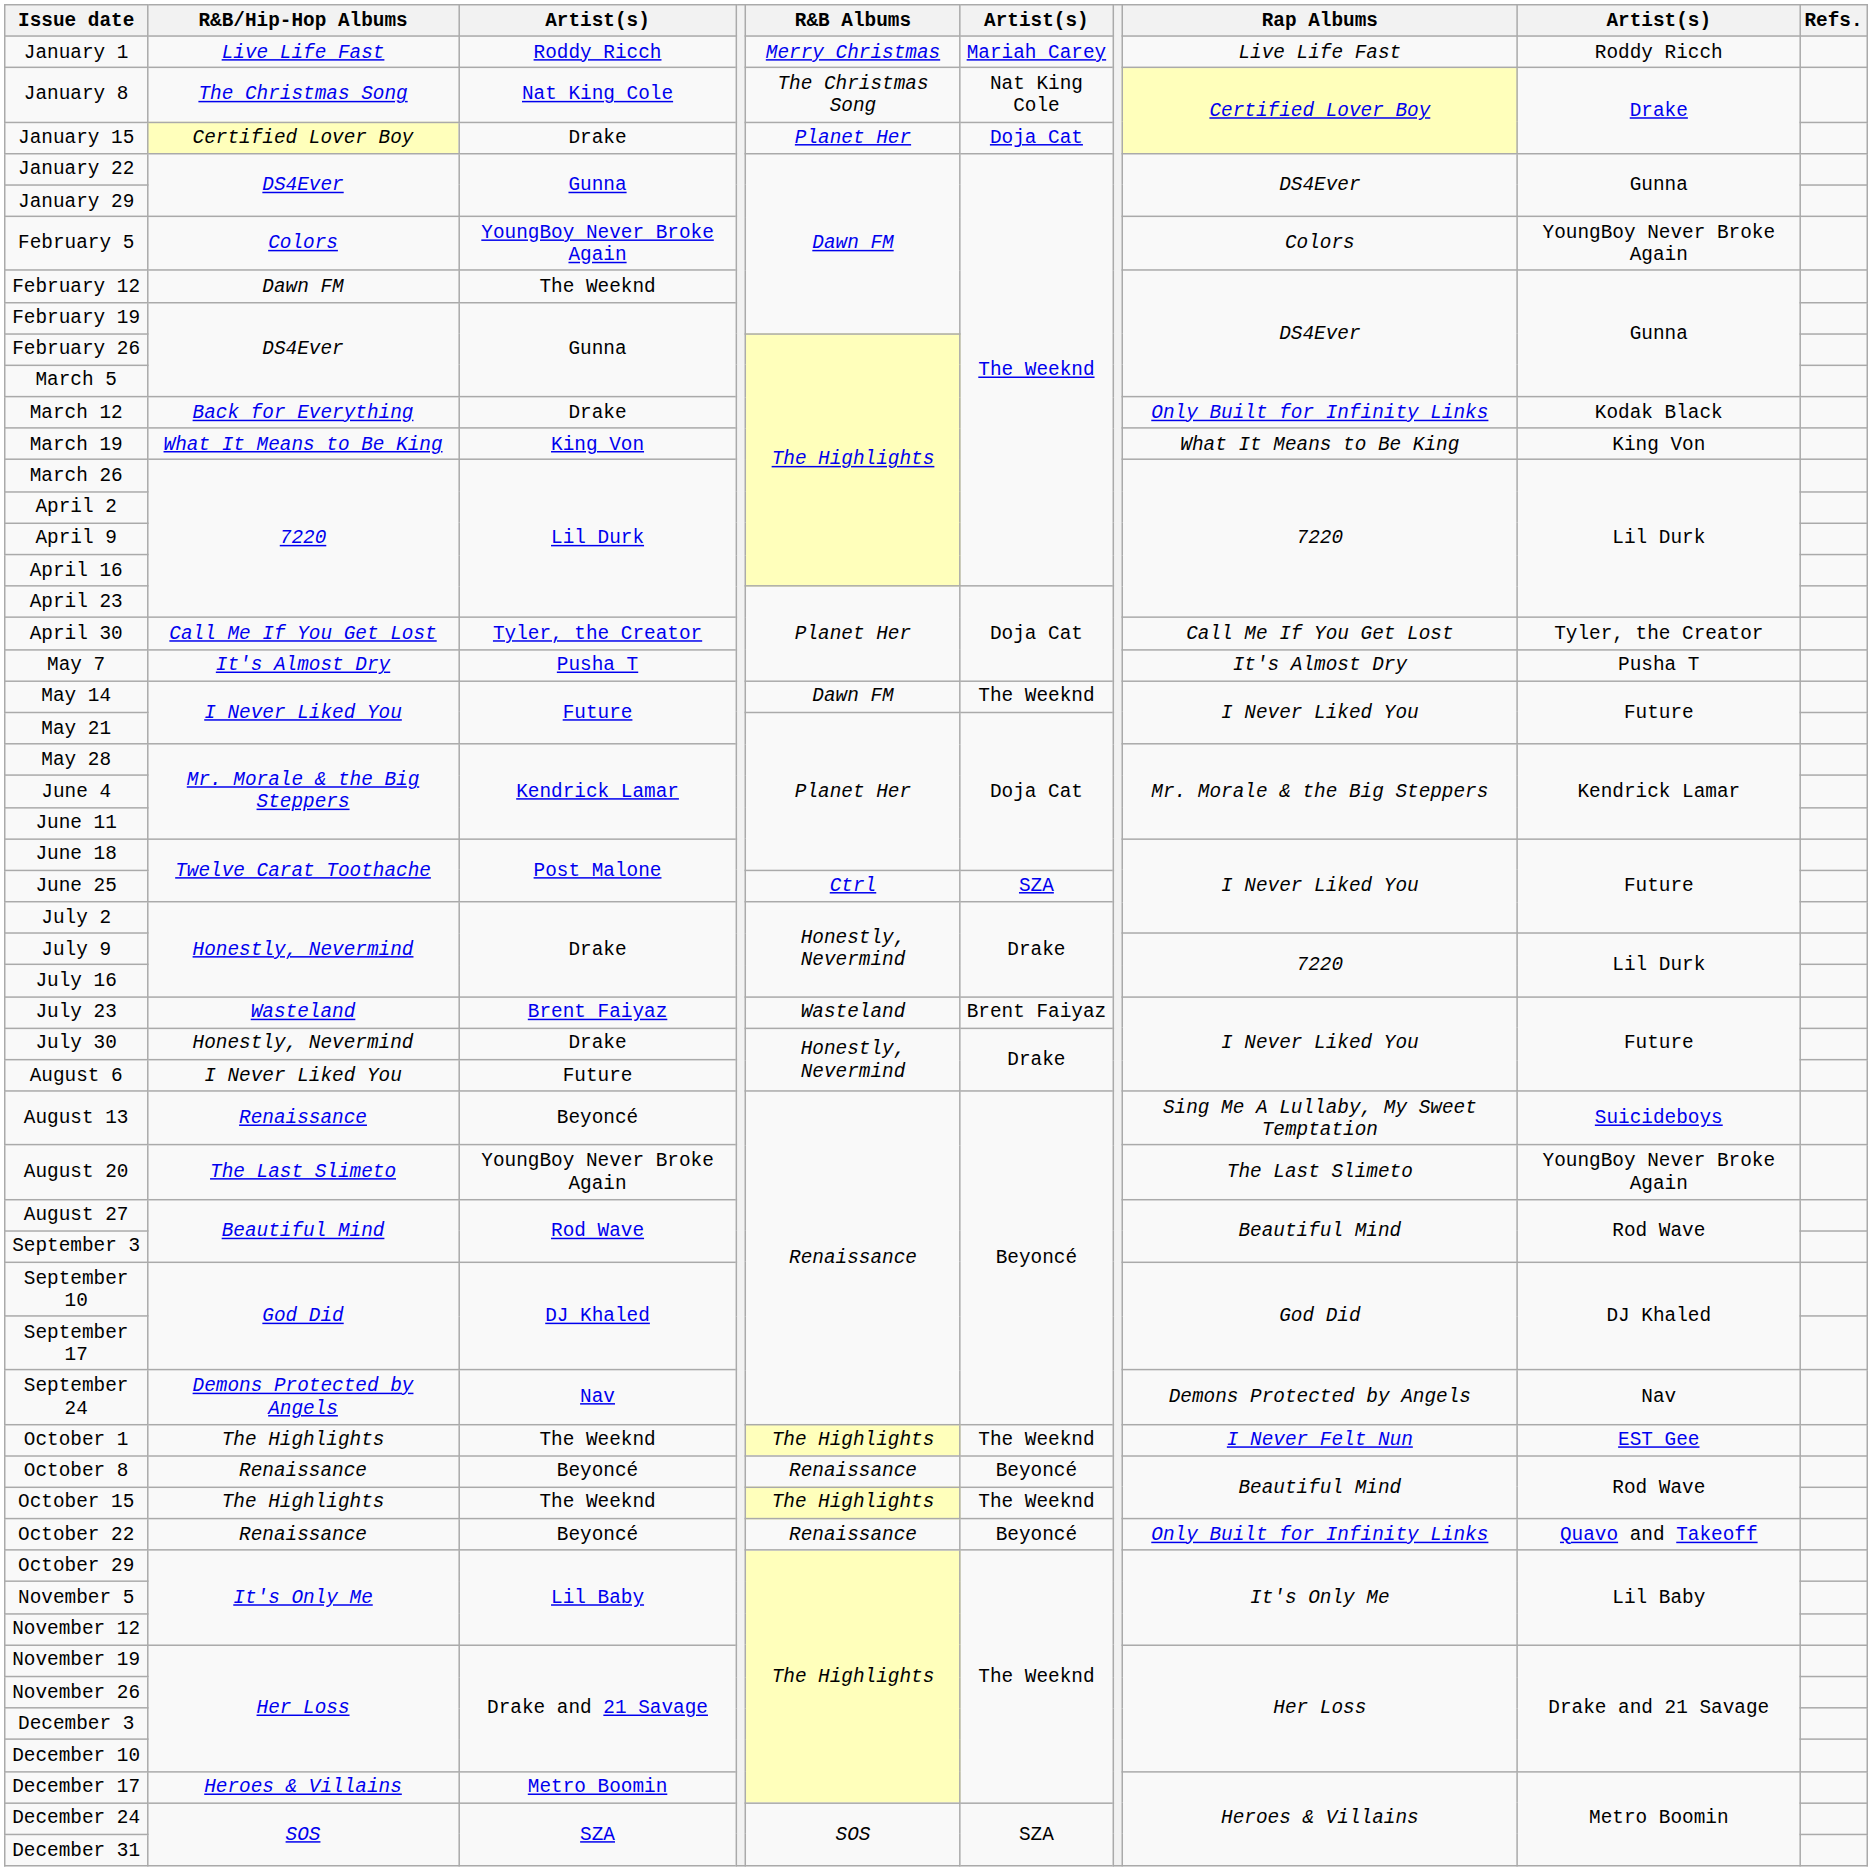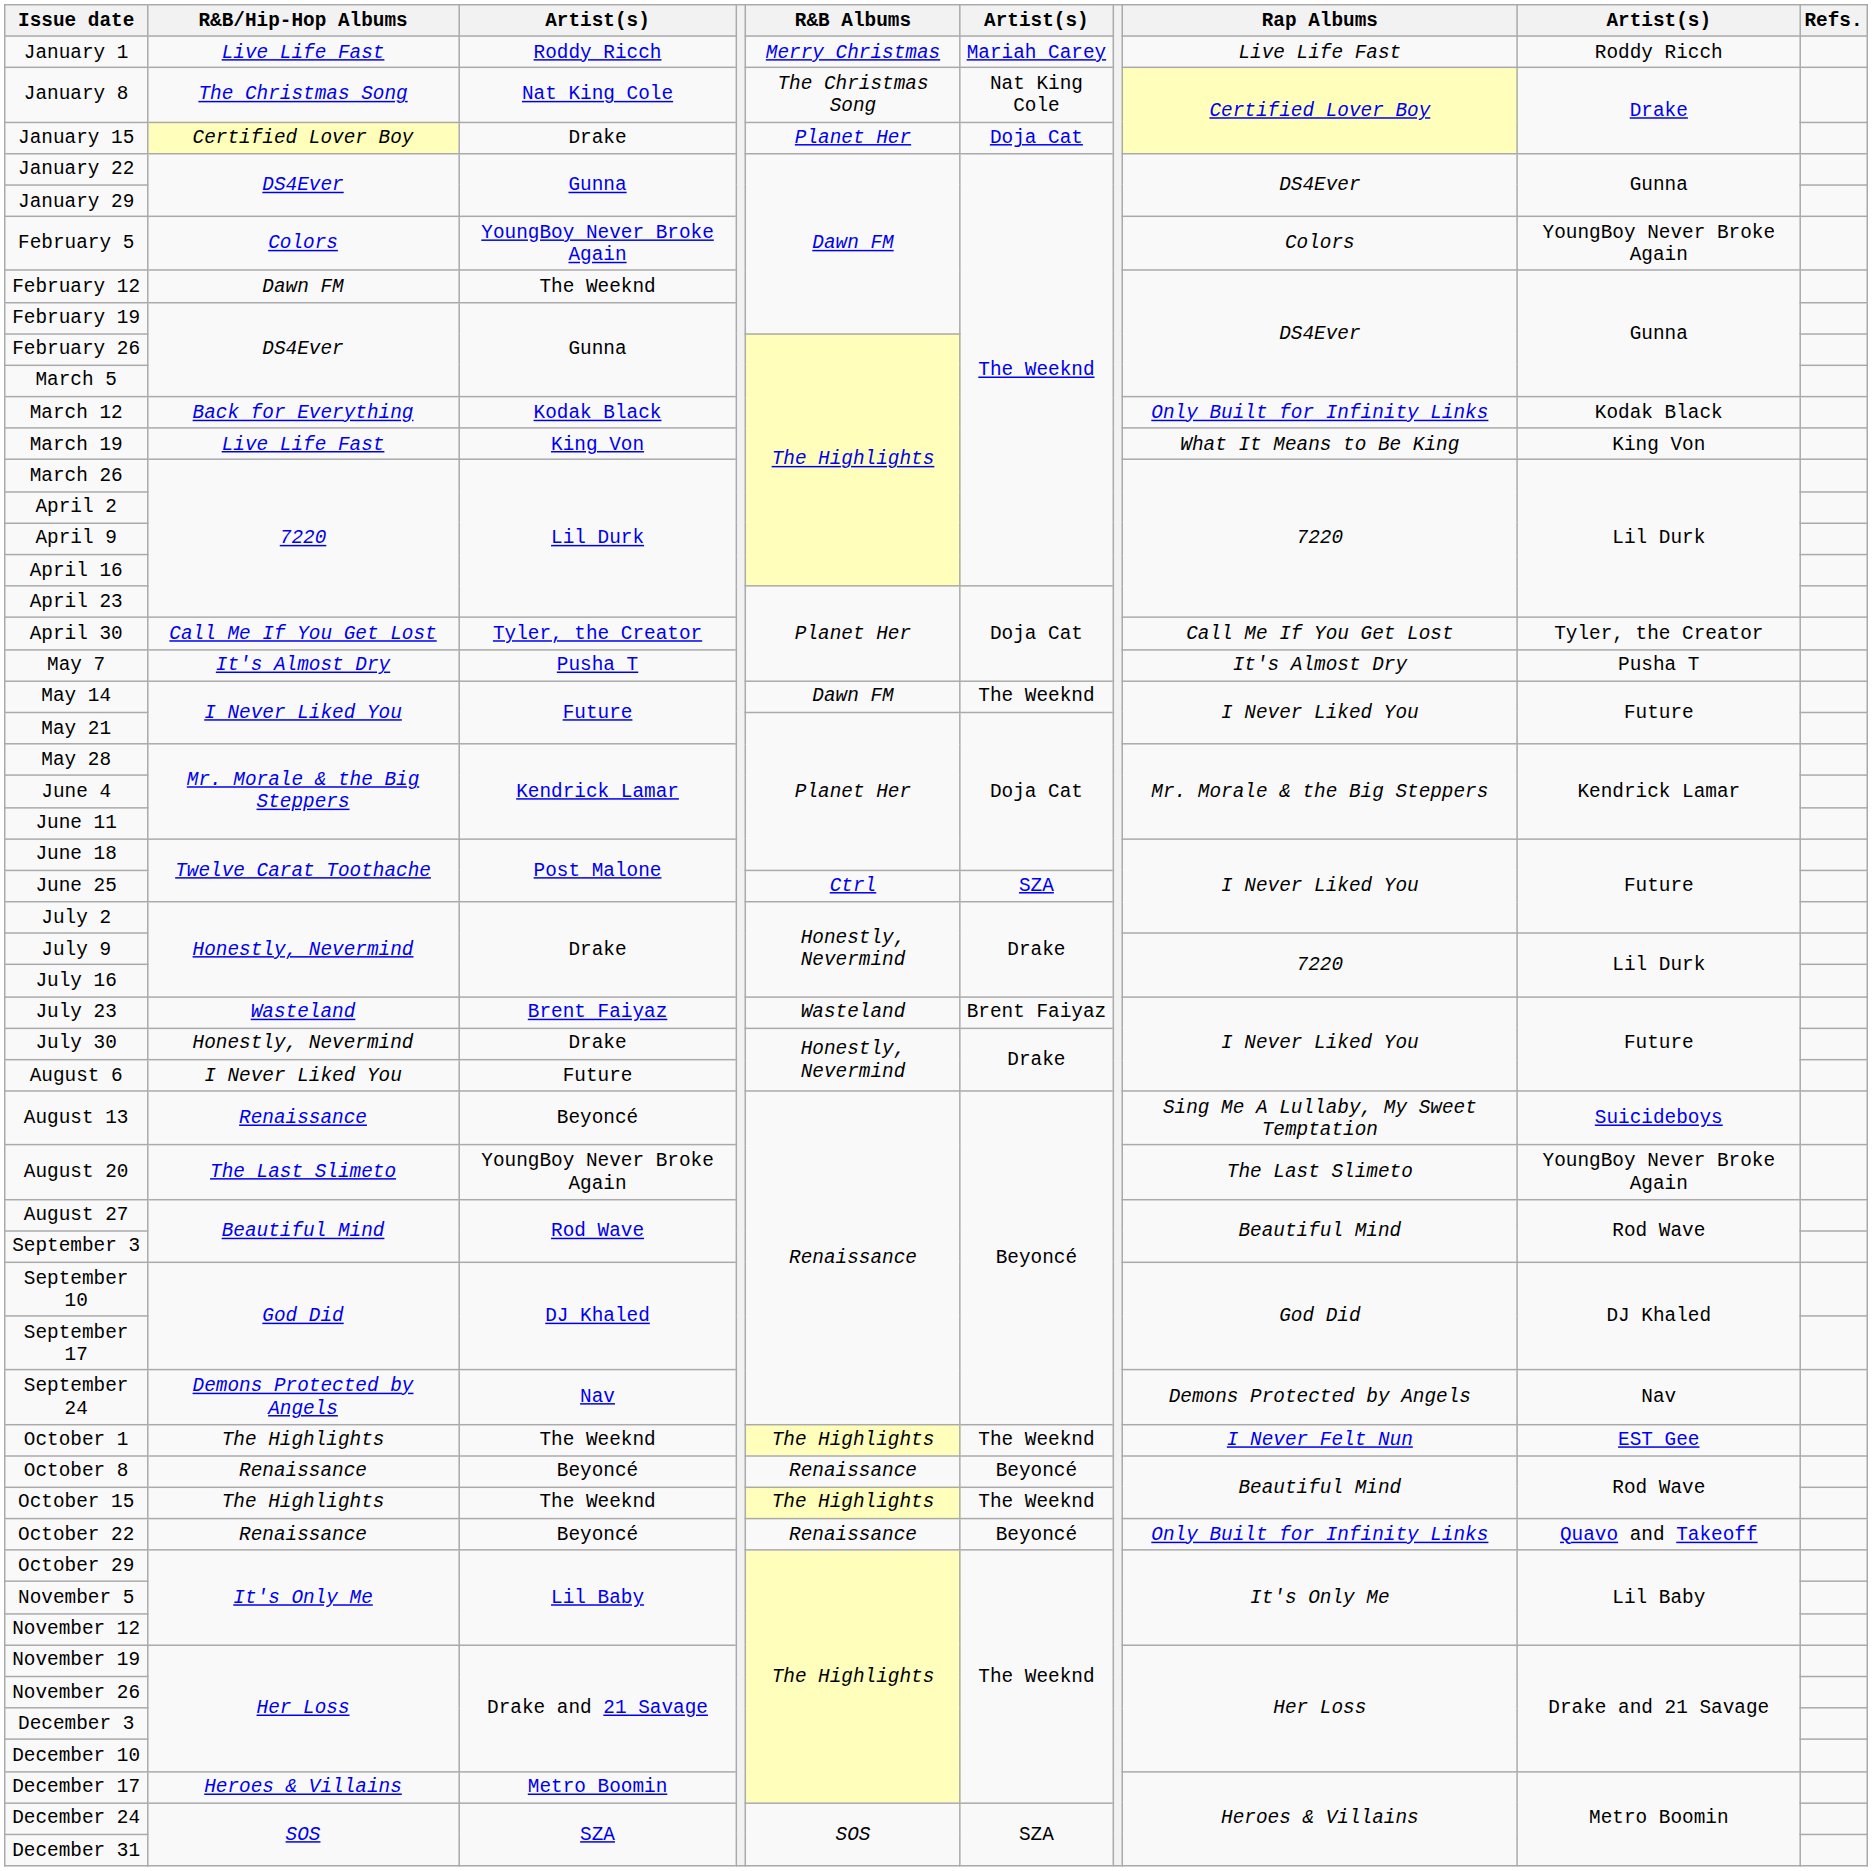(598, 412) Drake -> (598, 412) Kodak Black
(303, 444) What It Means to Be King -> (303, 444) Live Life Fast
